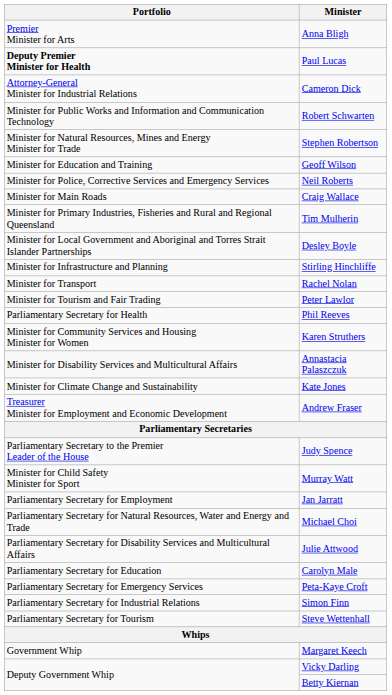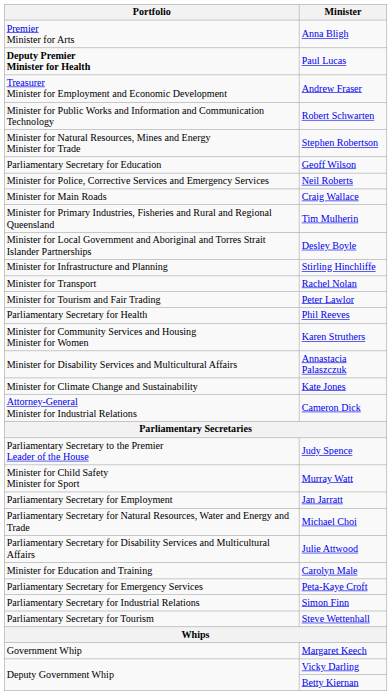rows swapped: (332, 407) <-> (331, 88)
(79, 165) Minister for Education and Training -> (84, 165) Parliamentary Secretary for Education
(84, 570) Parliamentary Secretary for Education -> (79, 570) Minister for Education and Training
